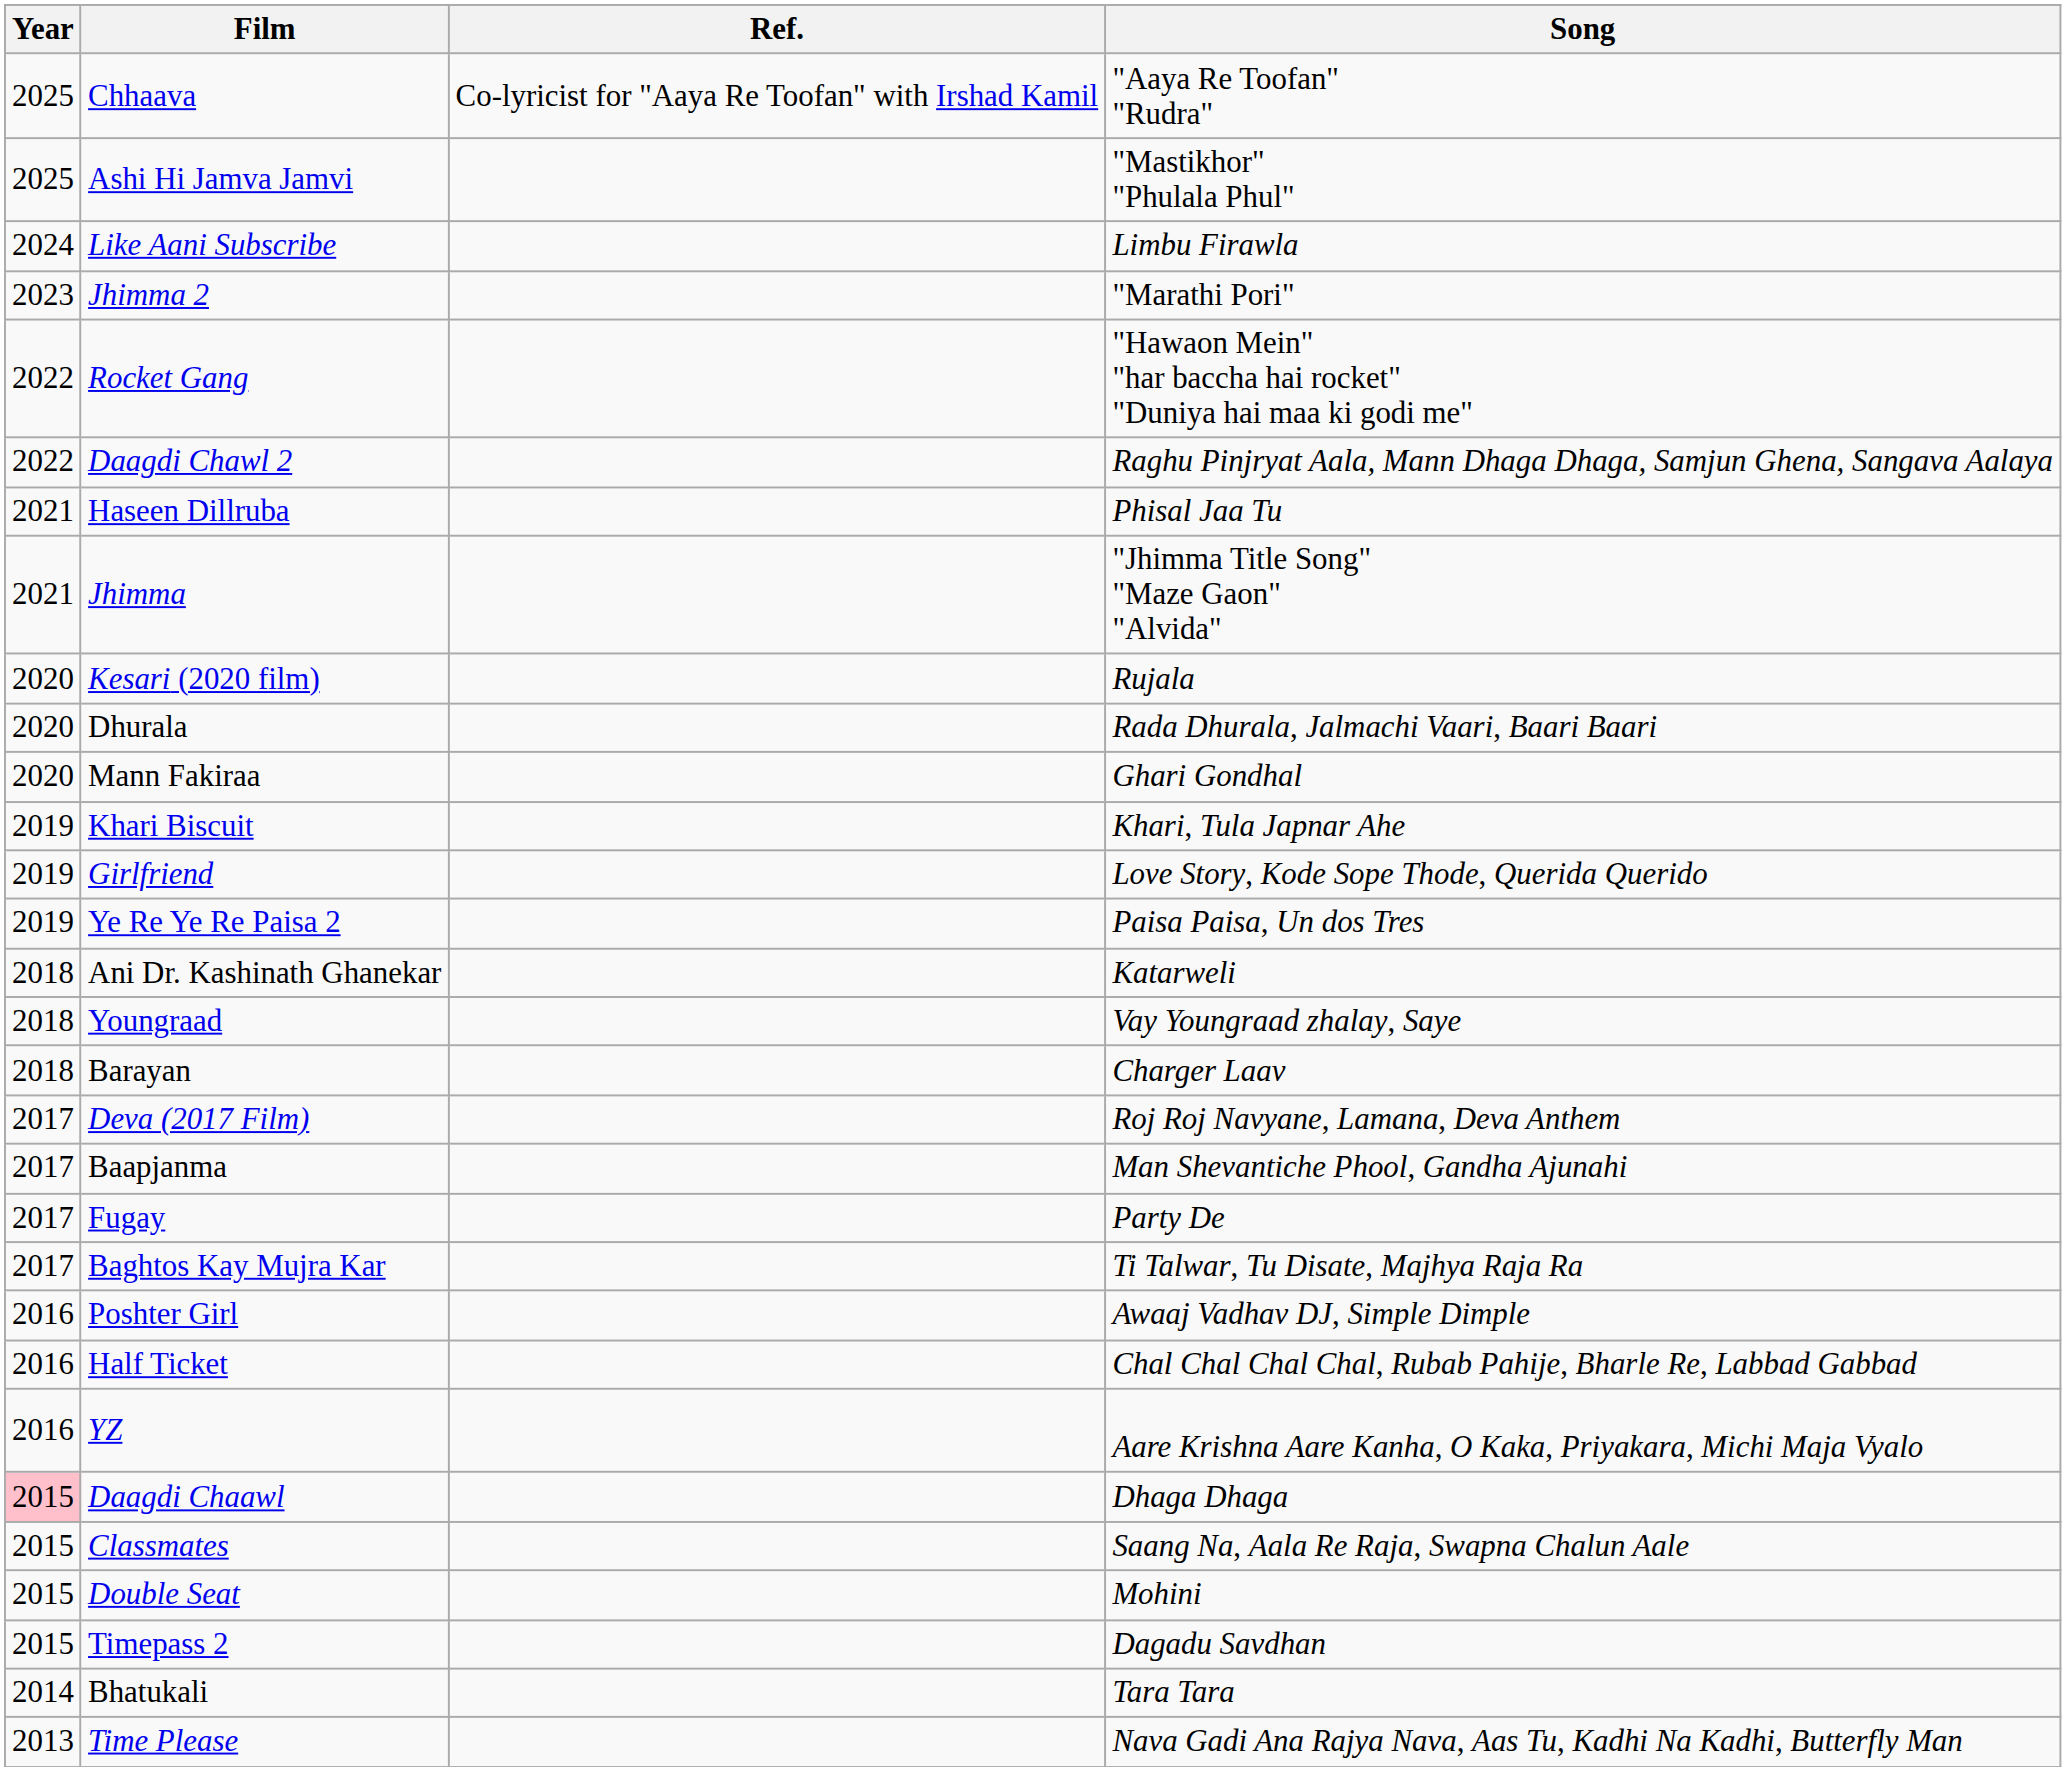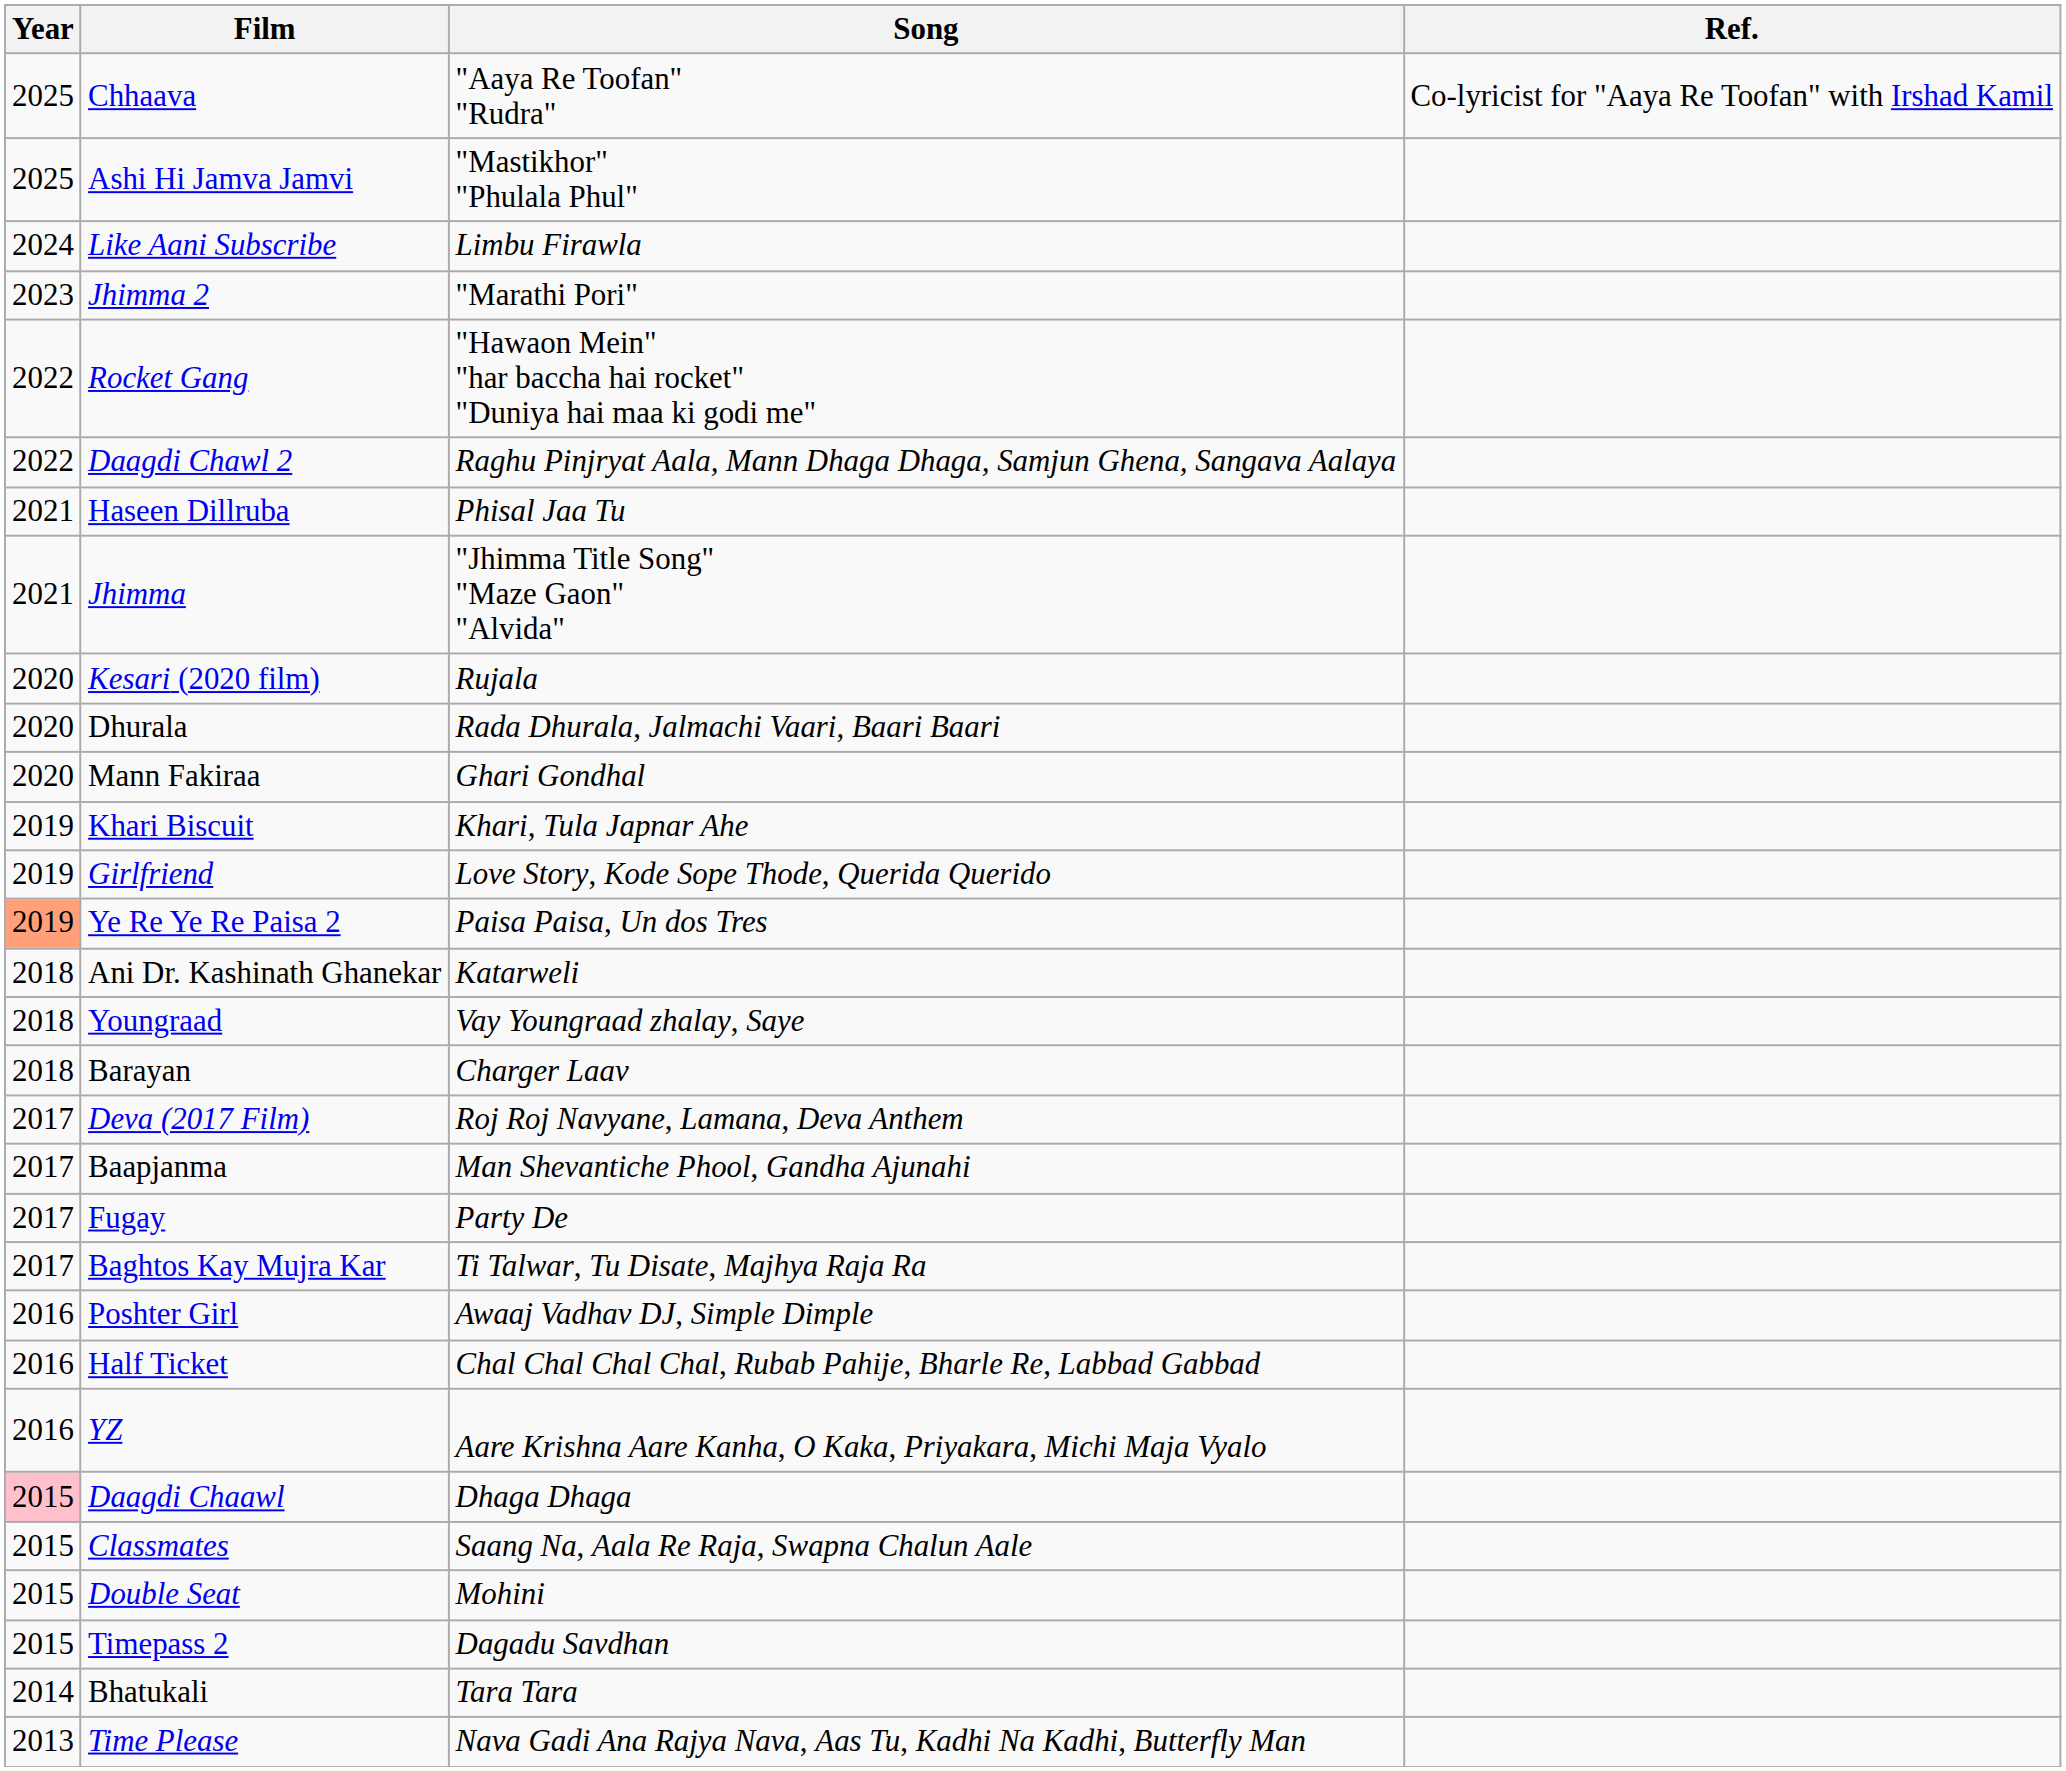columns swapped: (1583, 28) <-> (777, 28)
(43, 923) no background -> (43, 923) lightsalmon background
